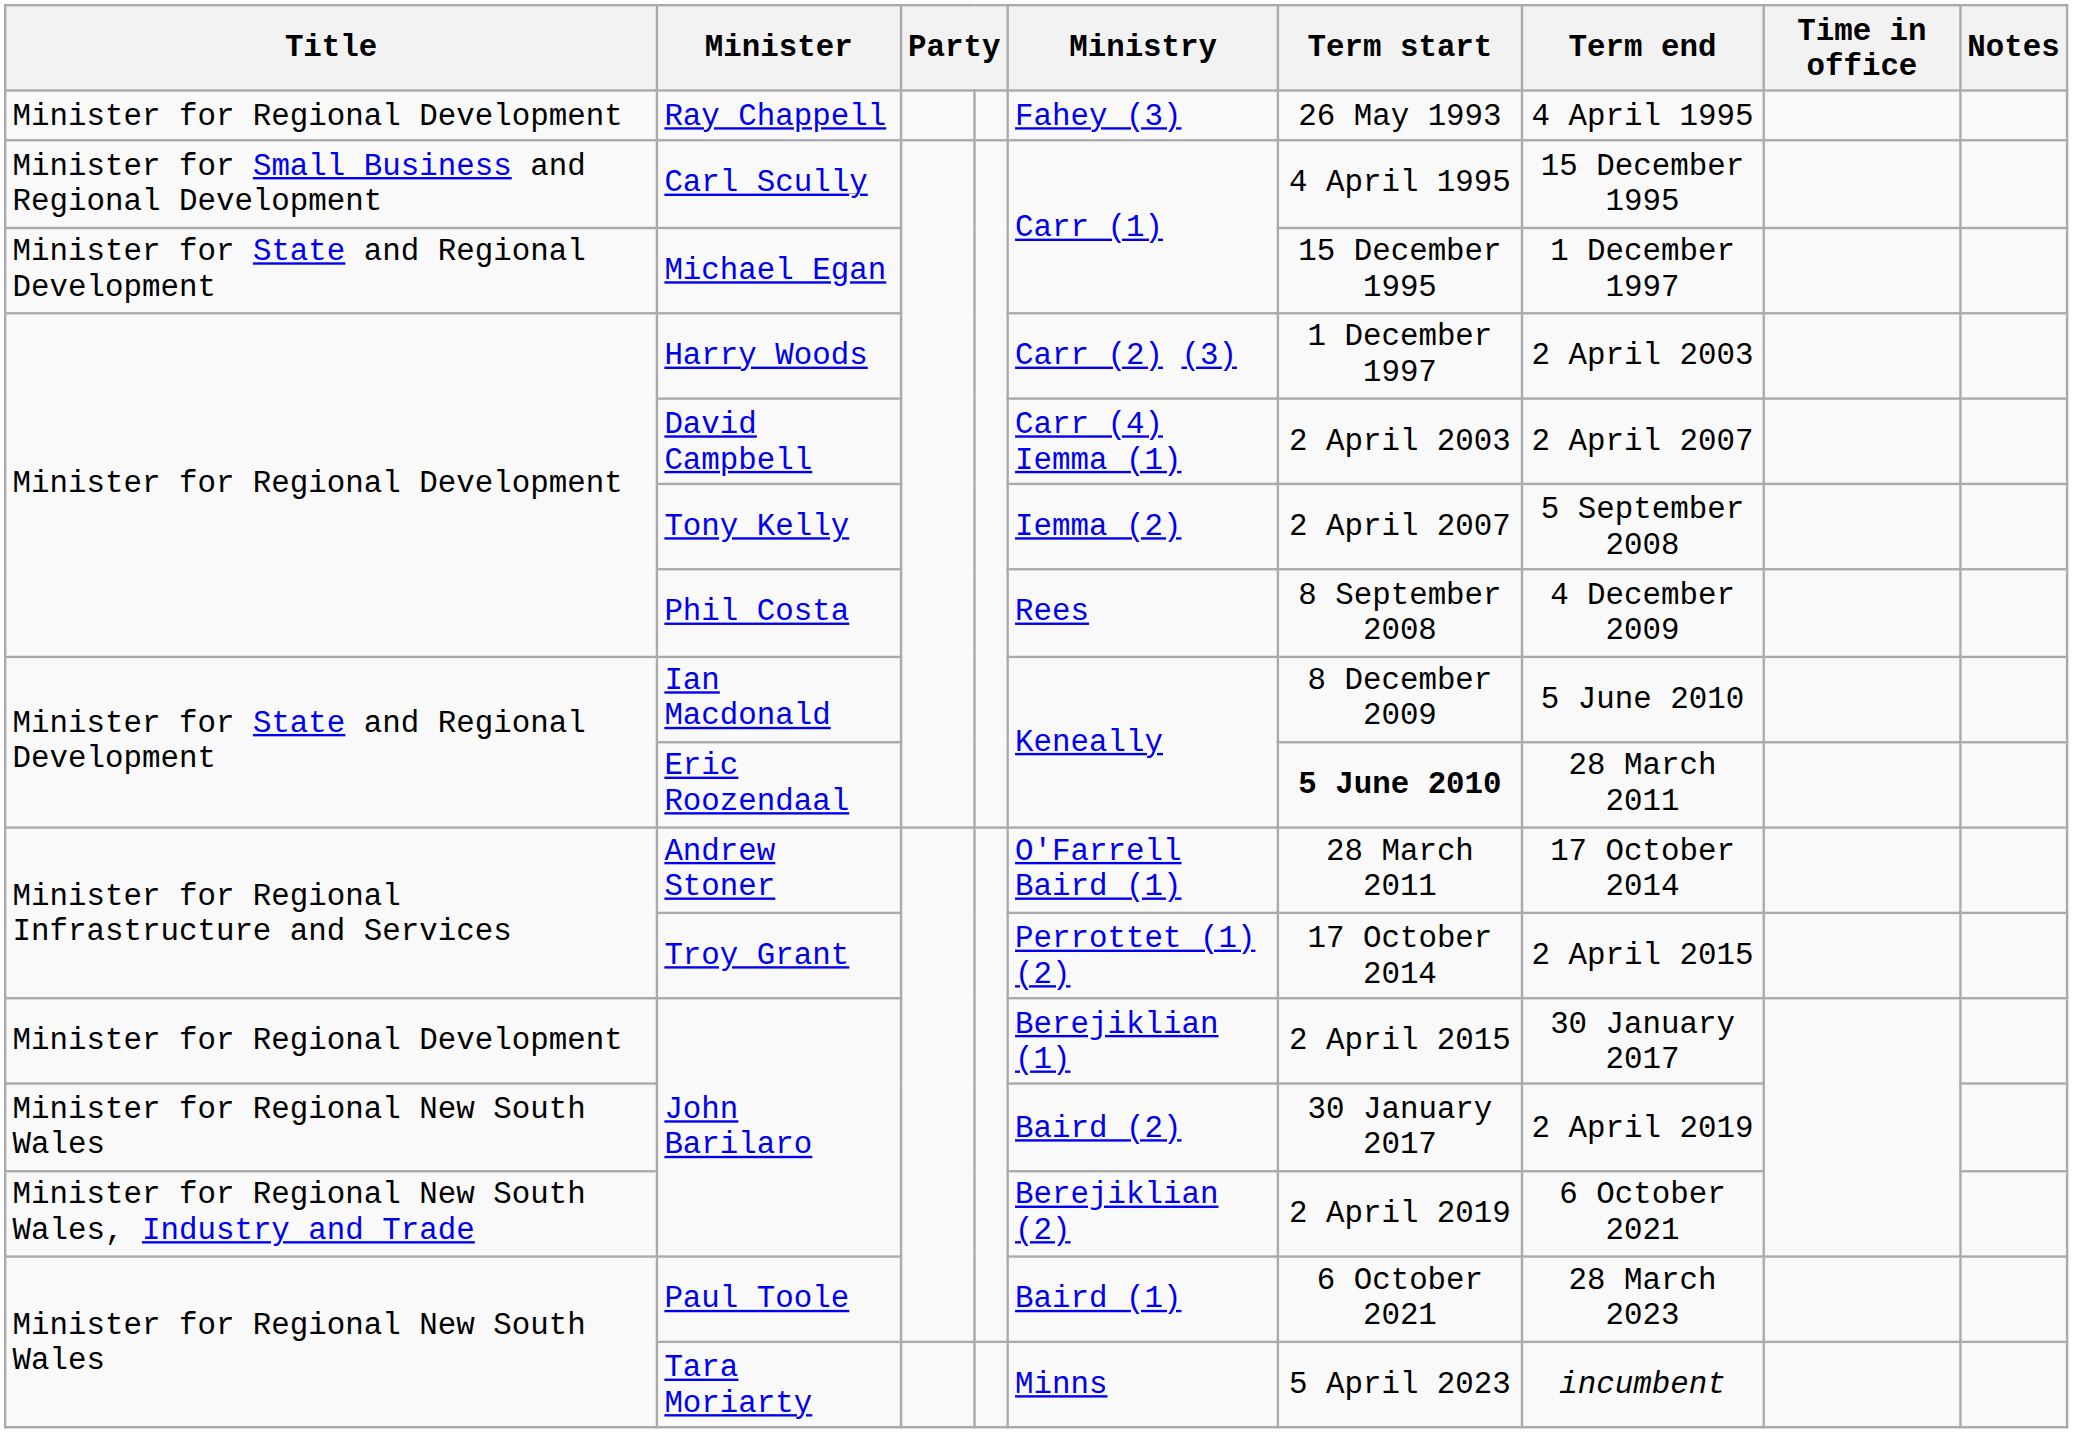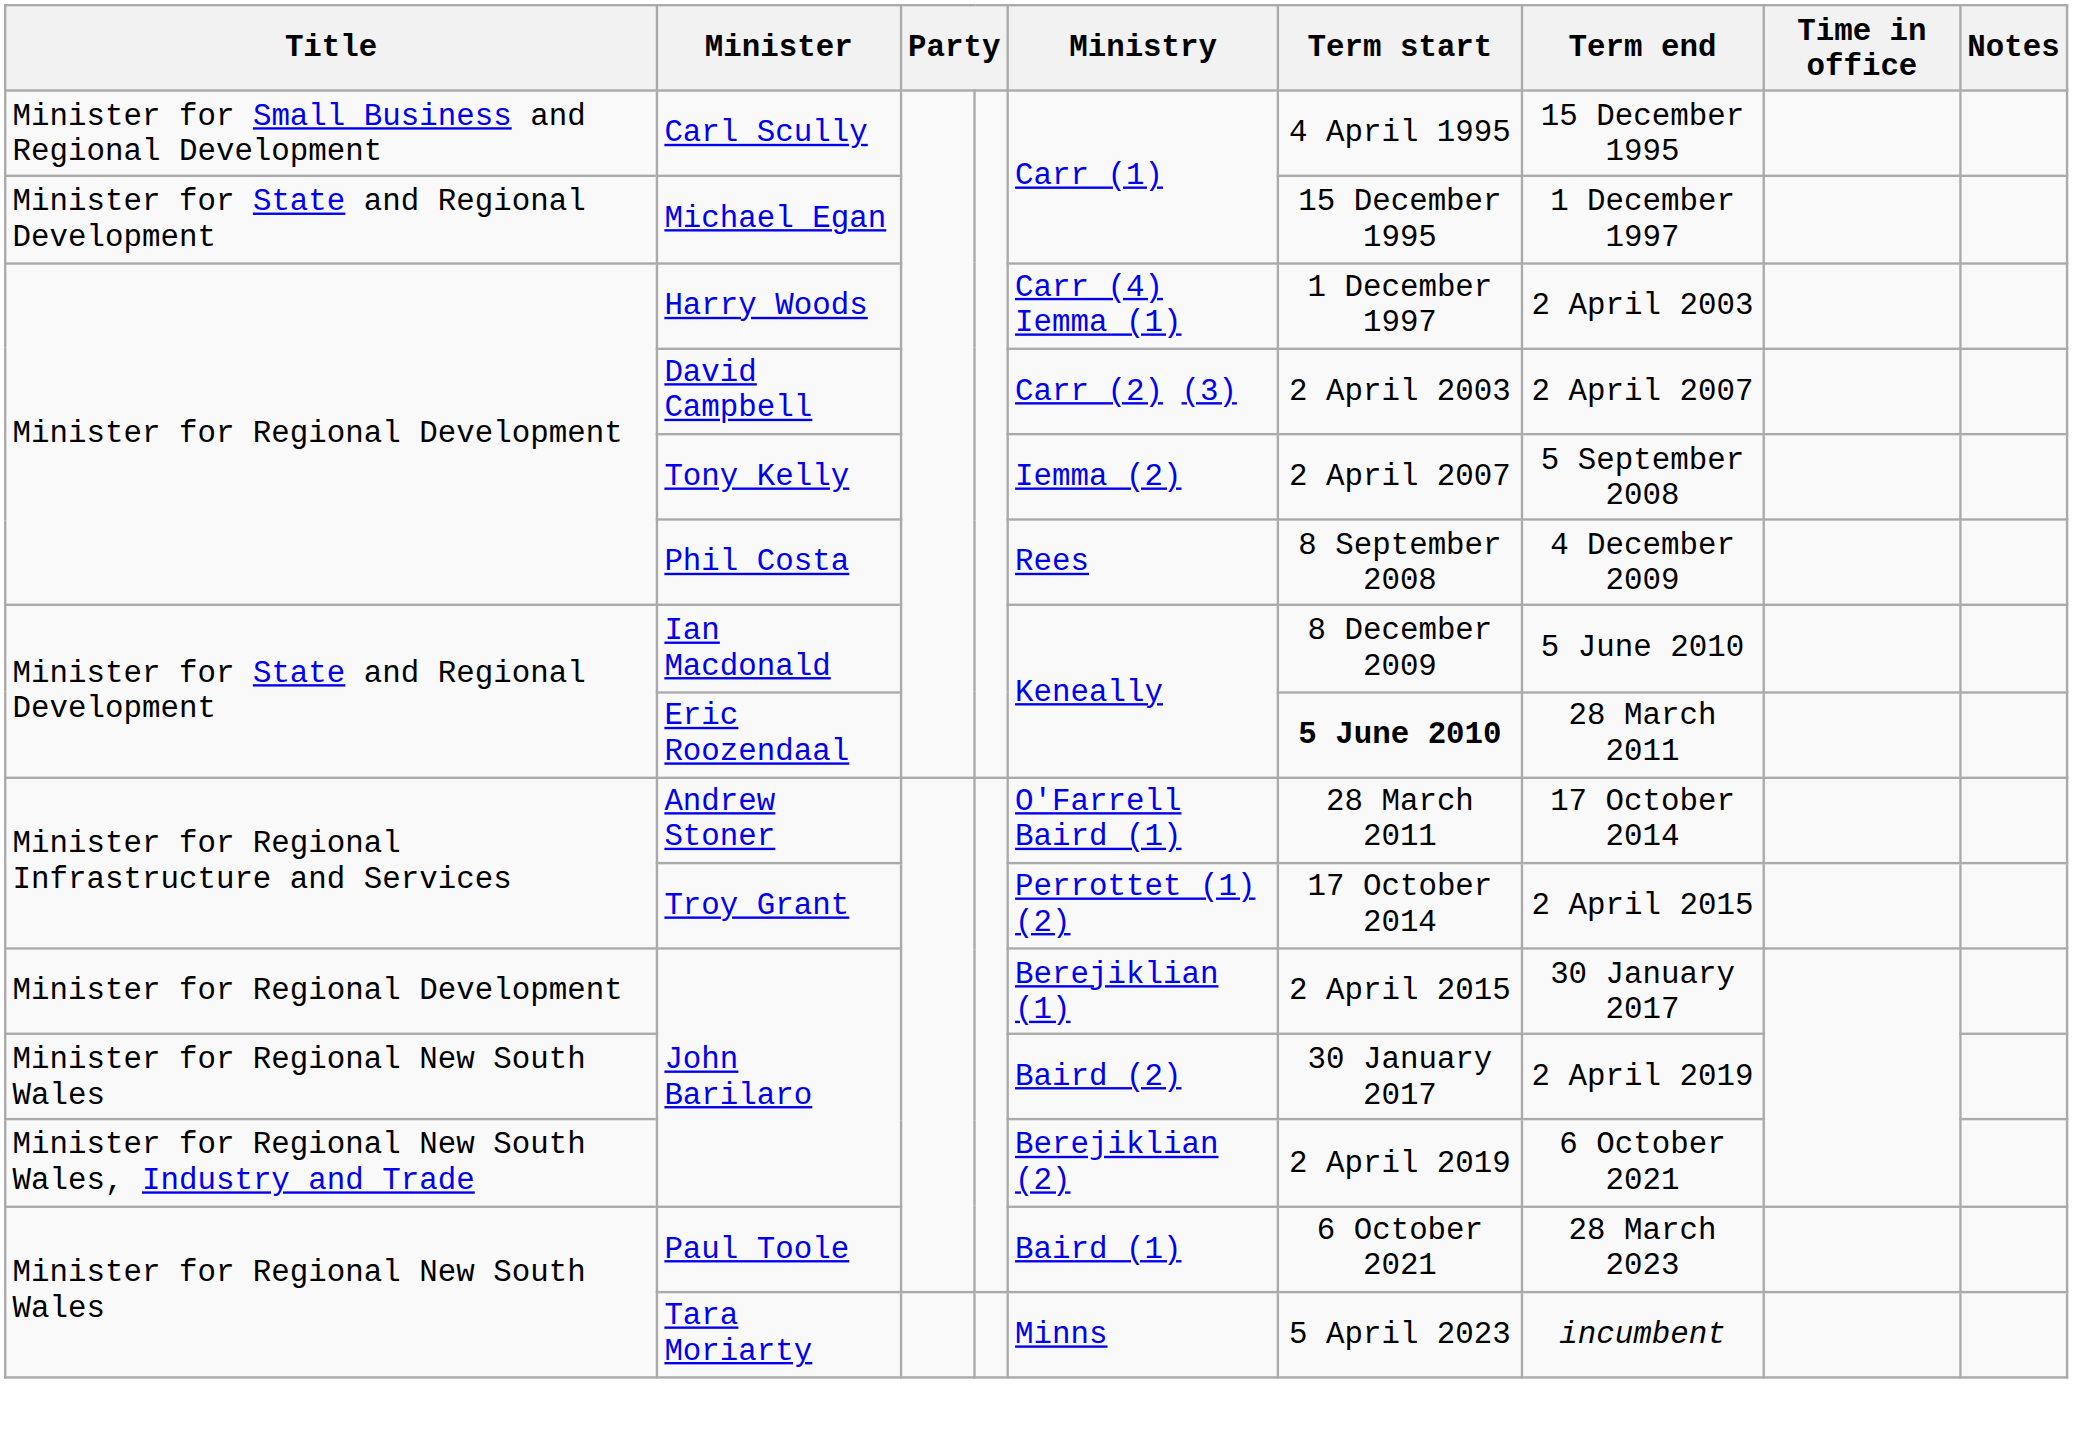- row: (318, 116)
(1126, 356) Carr (2) (3) -> (1098, 305) Carr (4) Iemma (1)
(1098, 441) Carr (4) Iemma (1) -> (1126, 391) Carr (2) (3)
